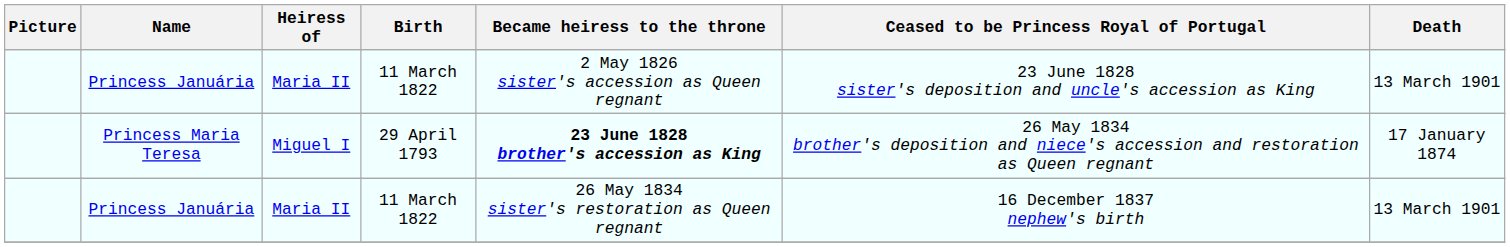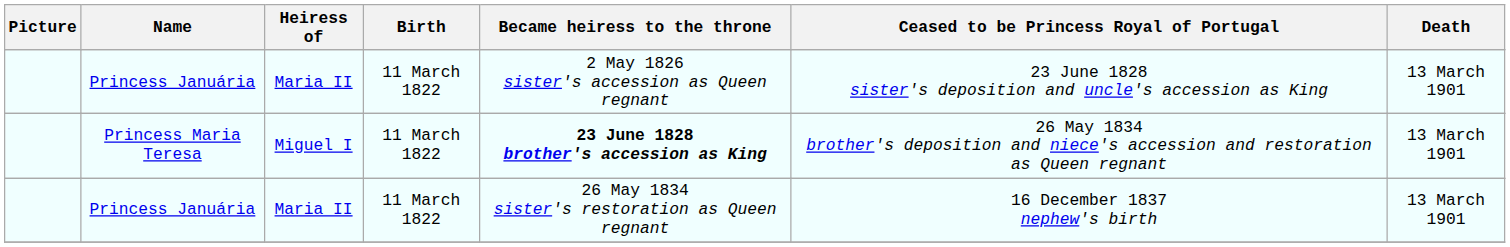(418, 146) 29 April 1793 -> (421, 146) 11 March 1822
(1437, 146) 17 January 1874 -> (1446, 146) 13 March 1901
